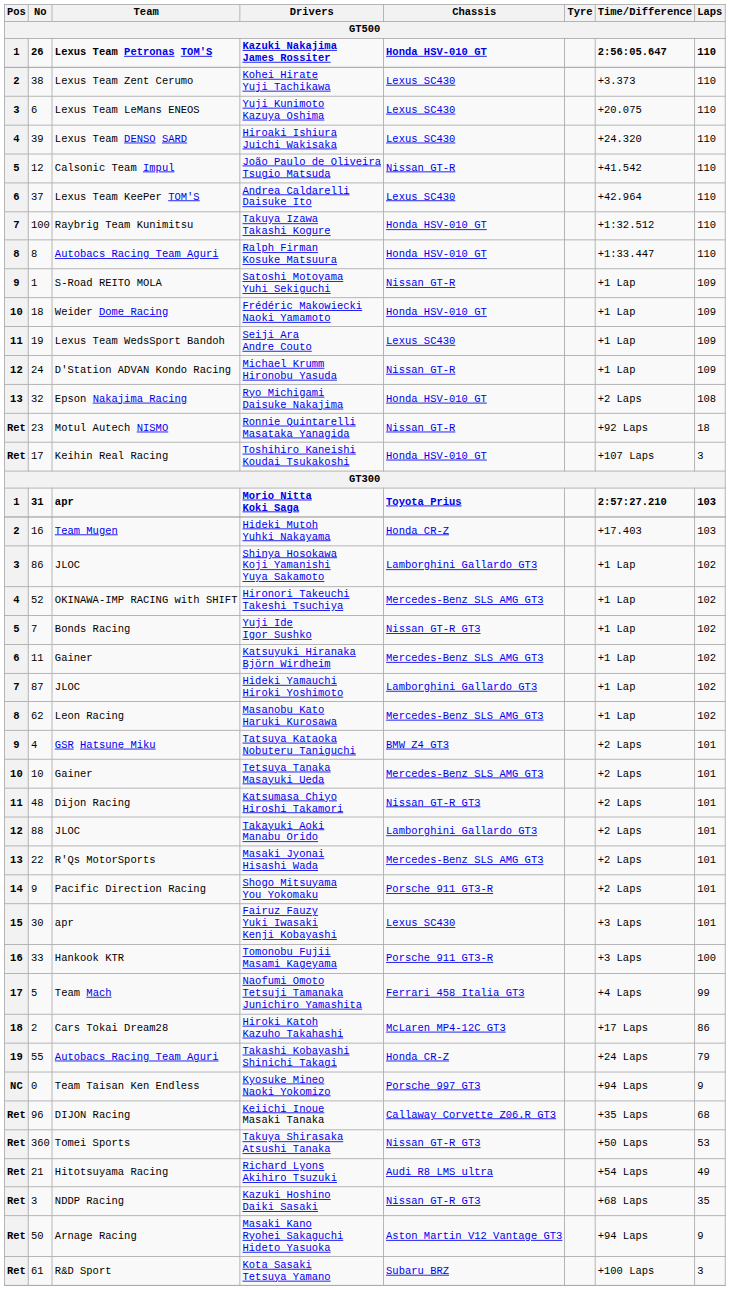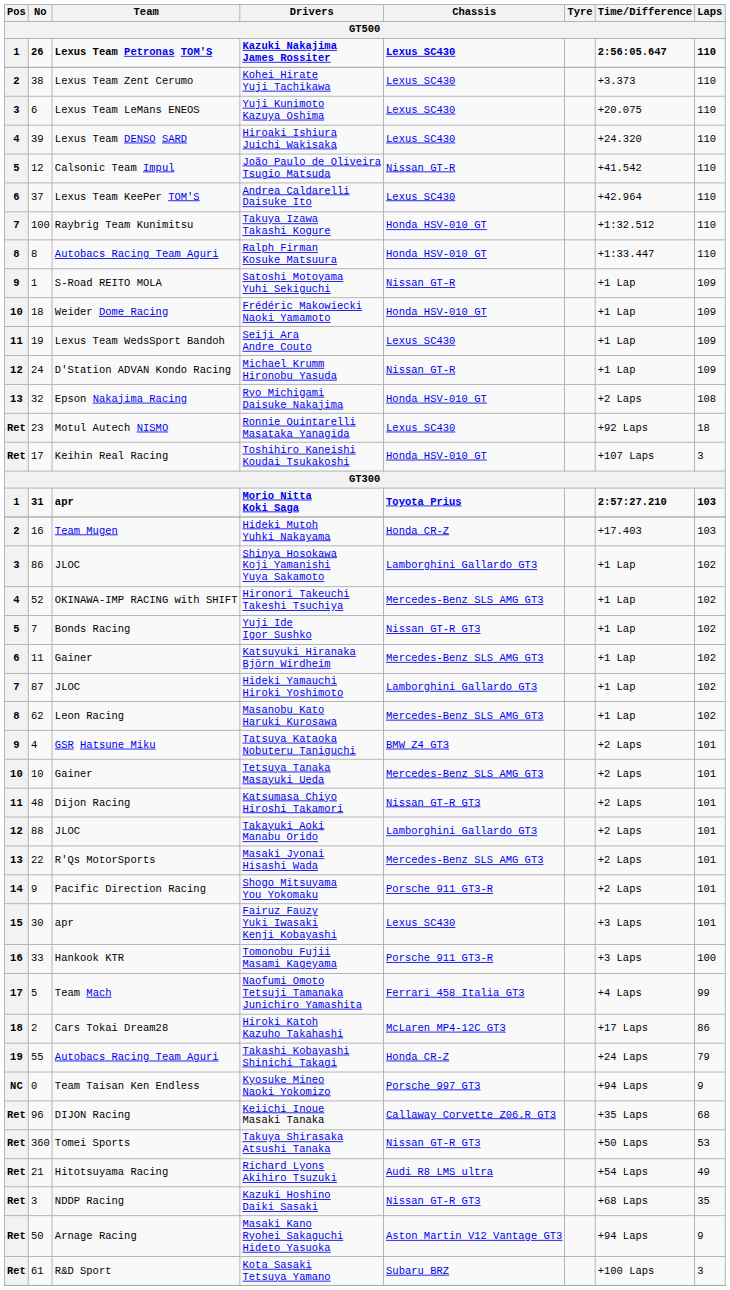(436, 53) Honda HSV-010 GT -> (421, 53) Lexus SC430
(421, 428) Nissan GT-R -> (421, 428) Lexus SC430
